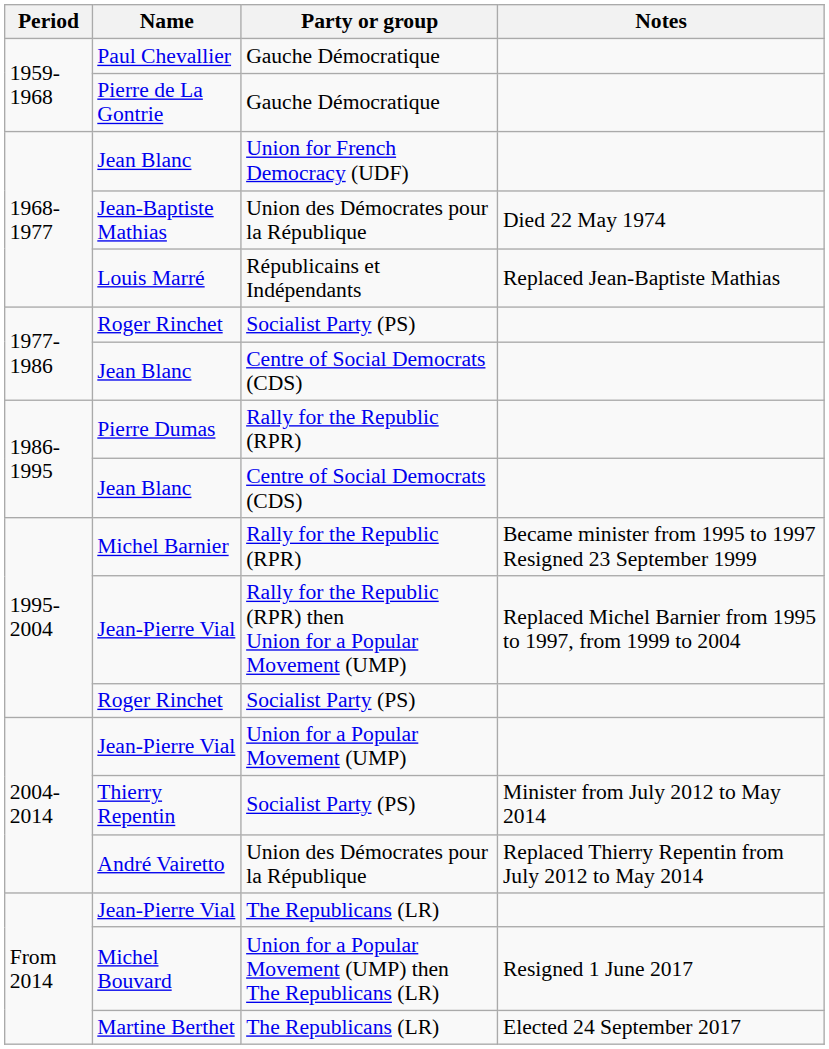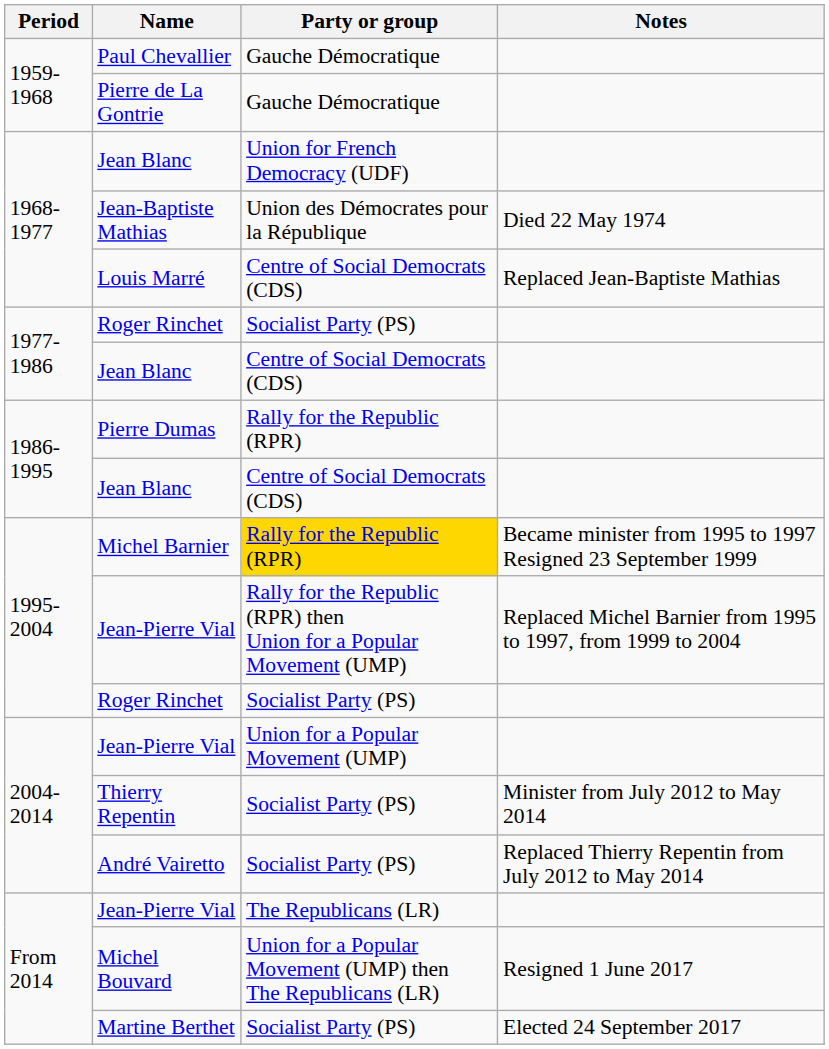(313, 277) Républicains et Indépendants -> (366, 277) Centre of Social Democrats (CDS)
(342, 546) no background -> (342, 546) gold background
(367, 863) Union des Démocrates pour la République -> (331, 863) Socialist Party (PS)
(343, 1027) The Republicans (LR) -> (331, 1027) Socialist Party (PS)
